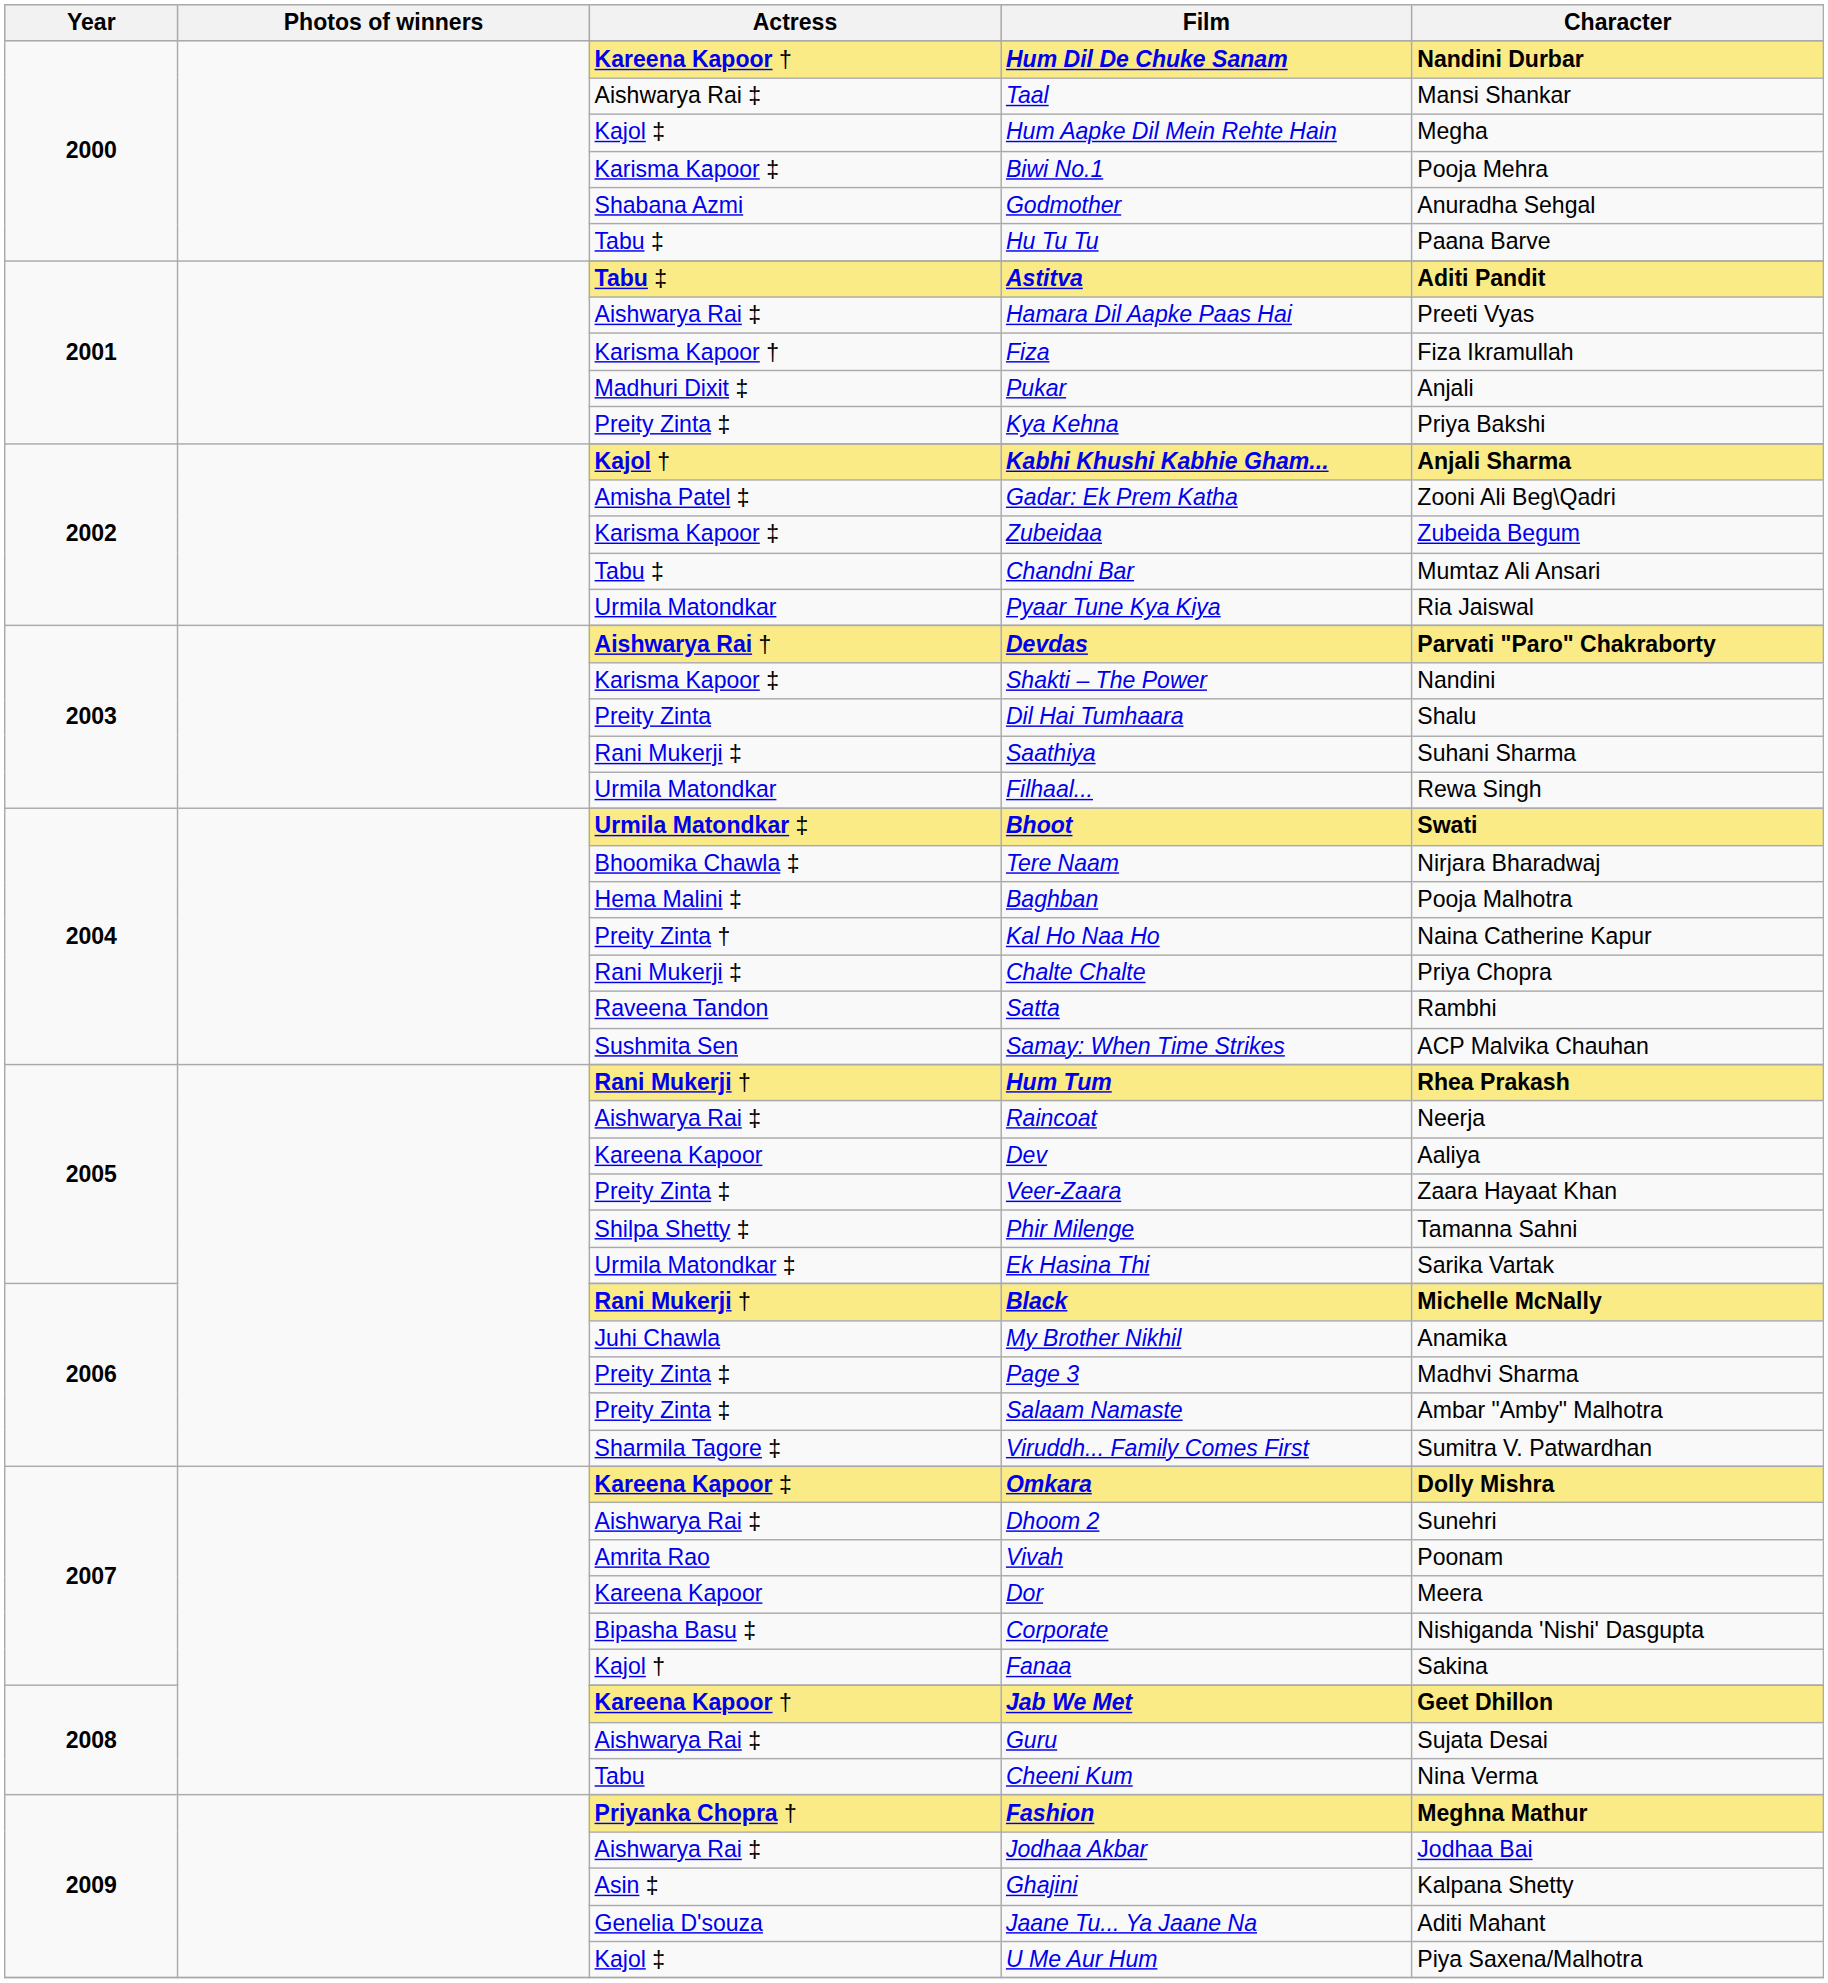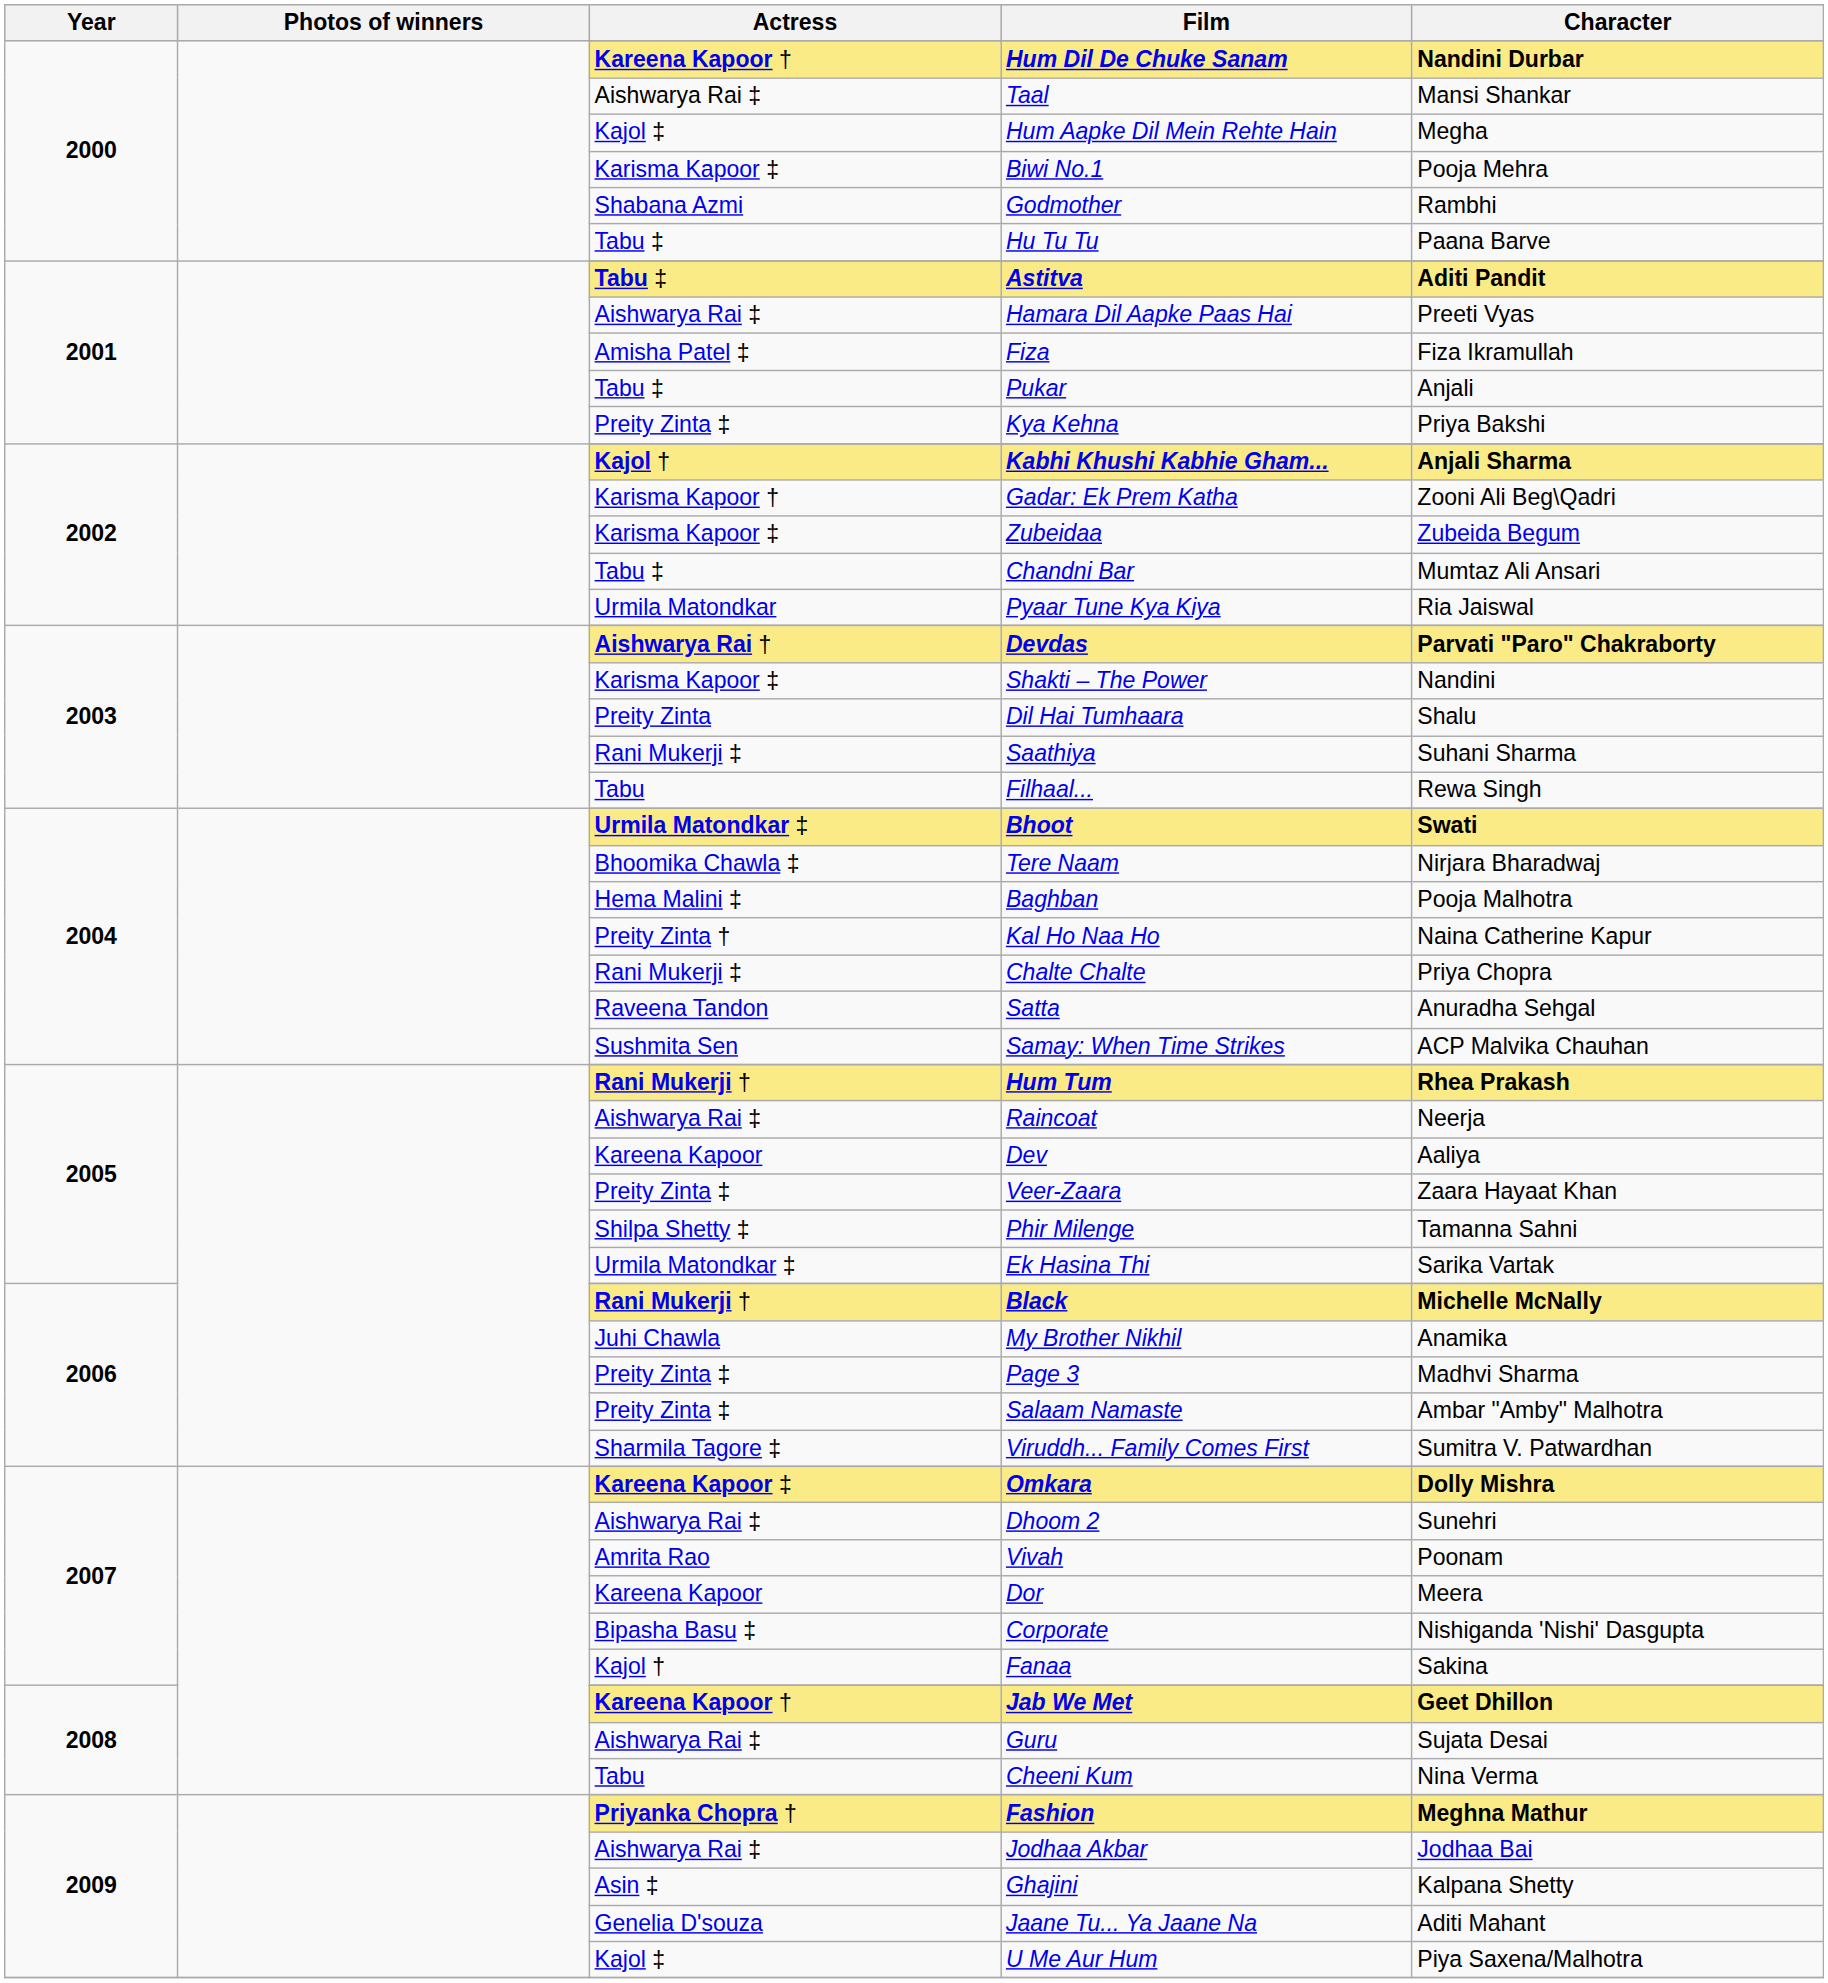(1506, 205) Anuradha Sehgal -> (1457, 205) Rambhi
(687, 351) Karisma Kapoor † -> (672, 351) Amisha Patel ‡
(671, 388) Madhuri Dixit ‡ -> (629, 388) Tabu ‡
(672, 497) Amisha Patel ‡ -> (687, 497) Karisma Kapoor †
(685, 790) Urmila Matondkar -> (620, 790) Tabu
(1457, 1009) Rambhi -> (1506, 1009) Anuradha Sehgal
